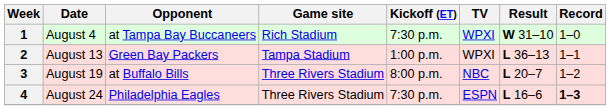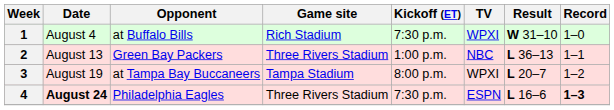(182, 34) at Tampa Bay Buccaneers -> (153, 34) at Buffalo Bills
(306, 54) Tampa Stadium -> (327, 54) Three Rivers Stadium
(479, 54) WPXI -> (480, 54) NBC
(149, 74) at Buffalo Bills -> (187, 74) at Tampa Bay Buccaneers
(323, 74) Three Rivers Stadium -> (310, 74) Tampa Stadium
(476, 74) NBC -> (483, 74) WPXI
(74, 94) normal -> (76, 94) bold
